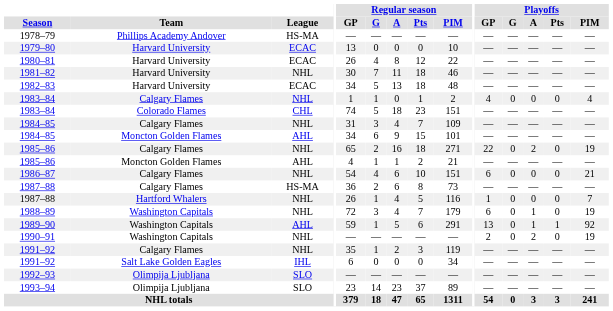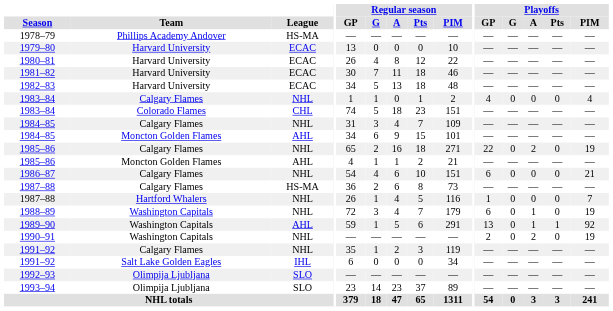(303, 73) NHL -> (303, 73) ECAC
